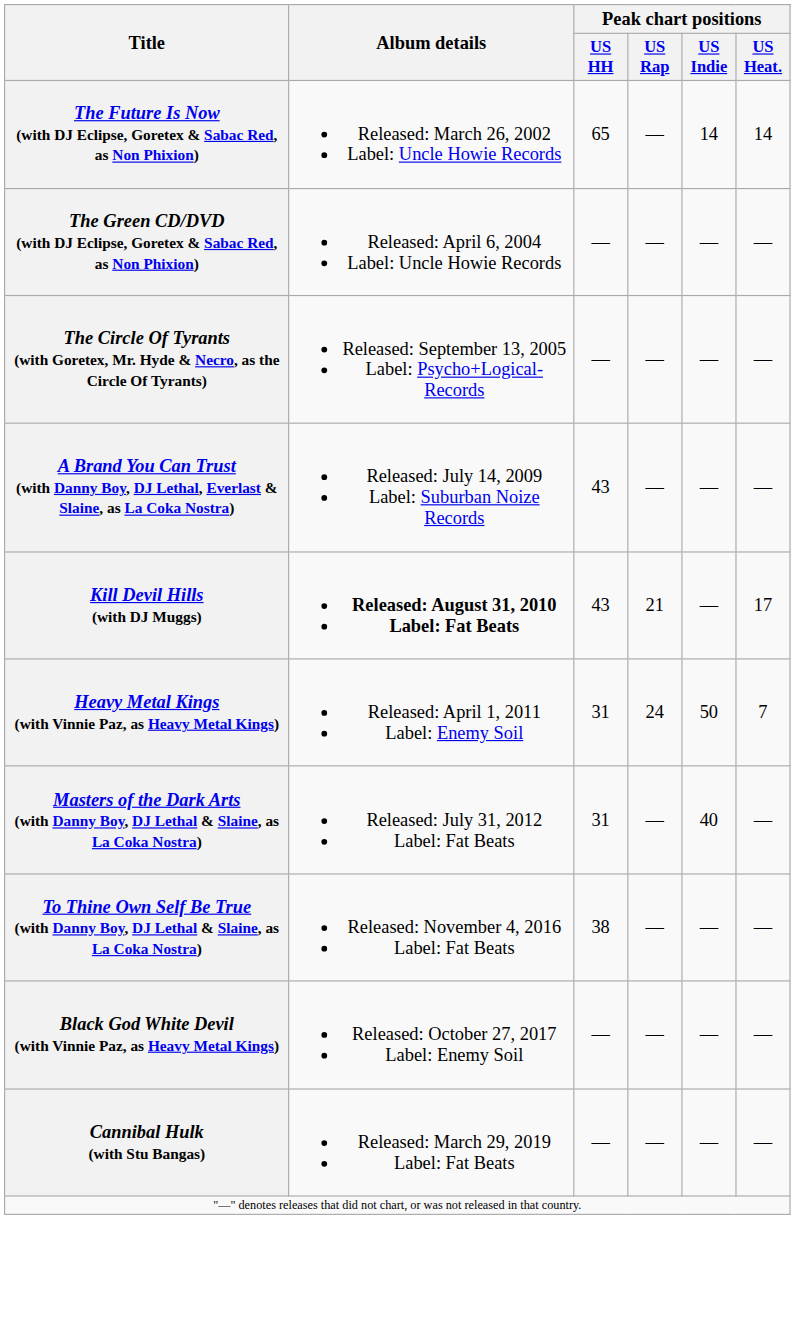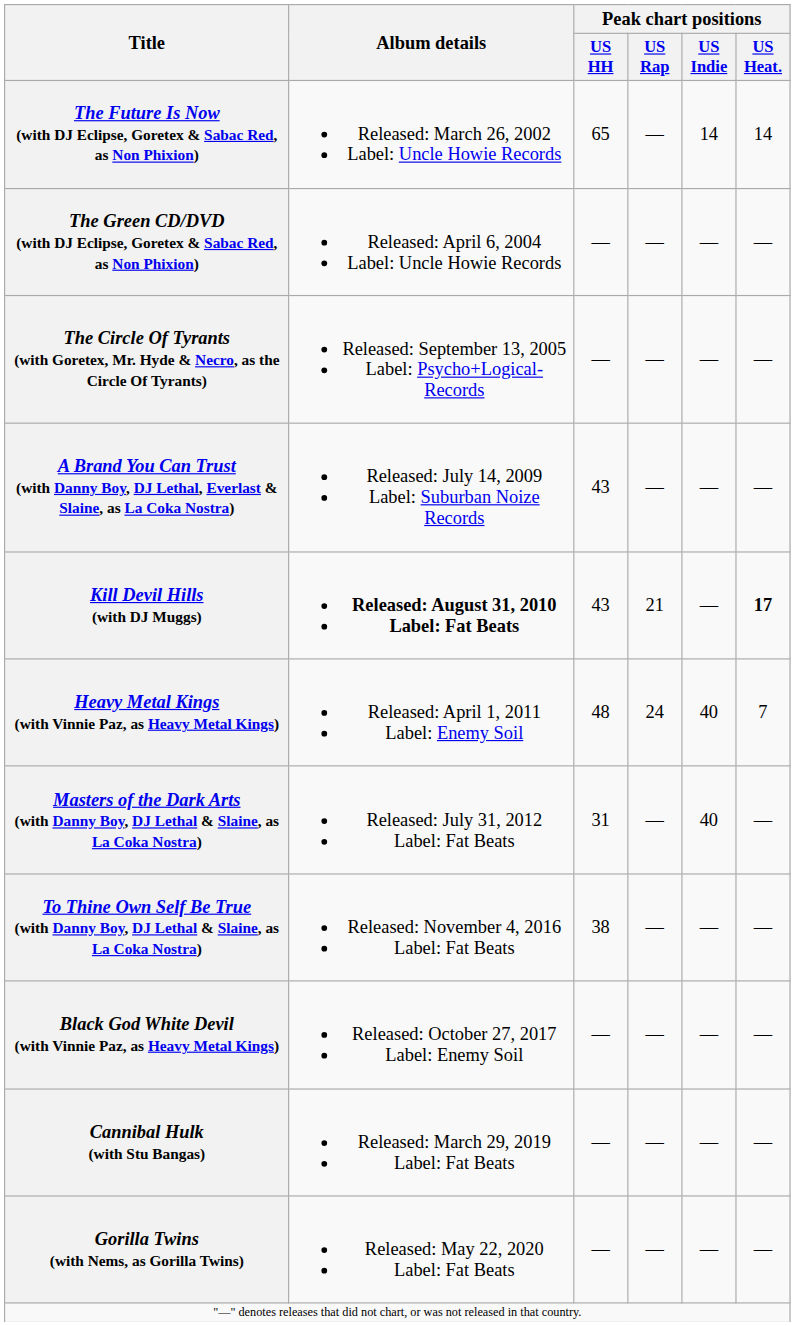(763, 605) normal -> (763, 605) bold
(601, 712) 31 -> (601, 712) 48
(709, 712) 50 -> (709, 712) 40
+ row: (147, 1249)
